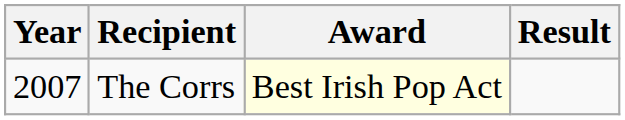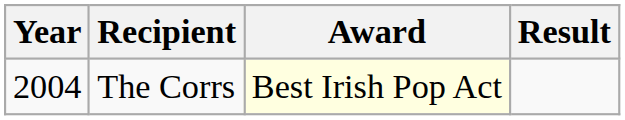(47, 85) 2007 -> (47, 85) 2004
